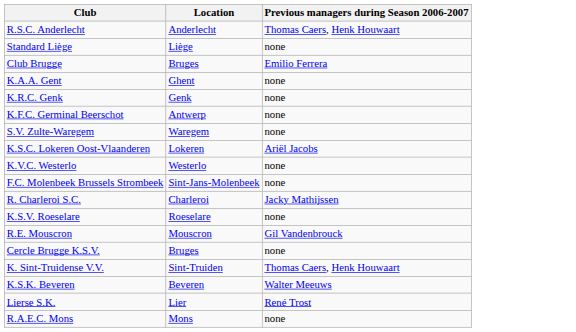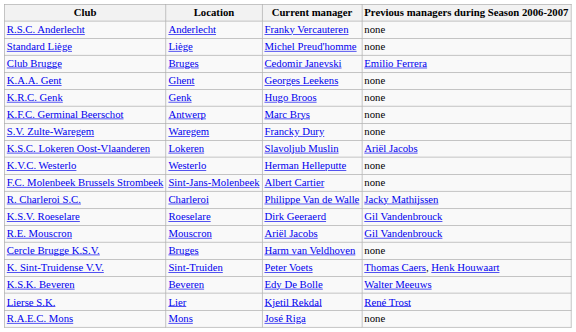+ column: (312, 13)
(332, 30) Thomas Caers, Henk Houwaart -> (375, 30) none
(275, 217) none -> (403, 217) Gil Vandenbrouck
